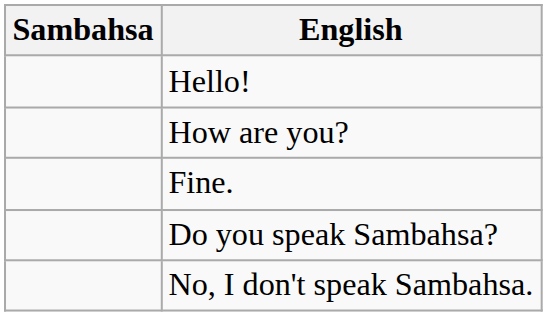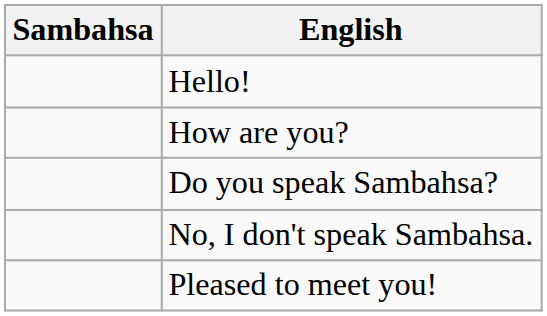- row: (201, 183)
+ row: (303, 285)
